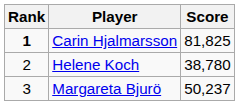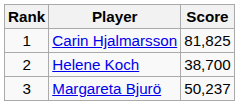(27, 41) bold -> (27, 41) normal
(207, 65) 38,780 -> (207, 65) 38,700
